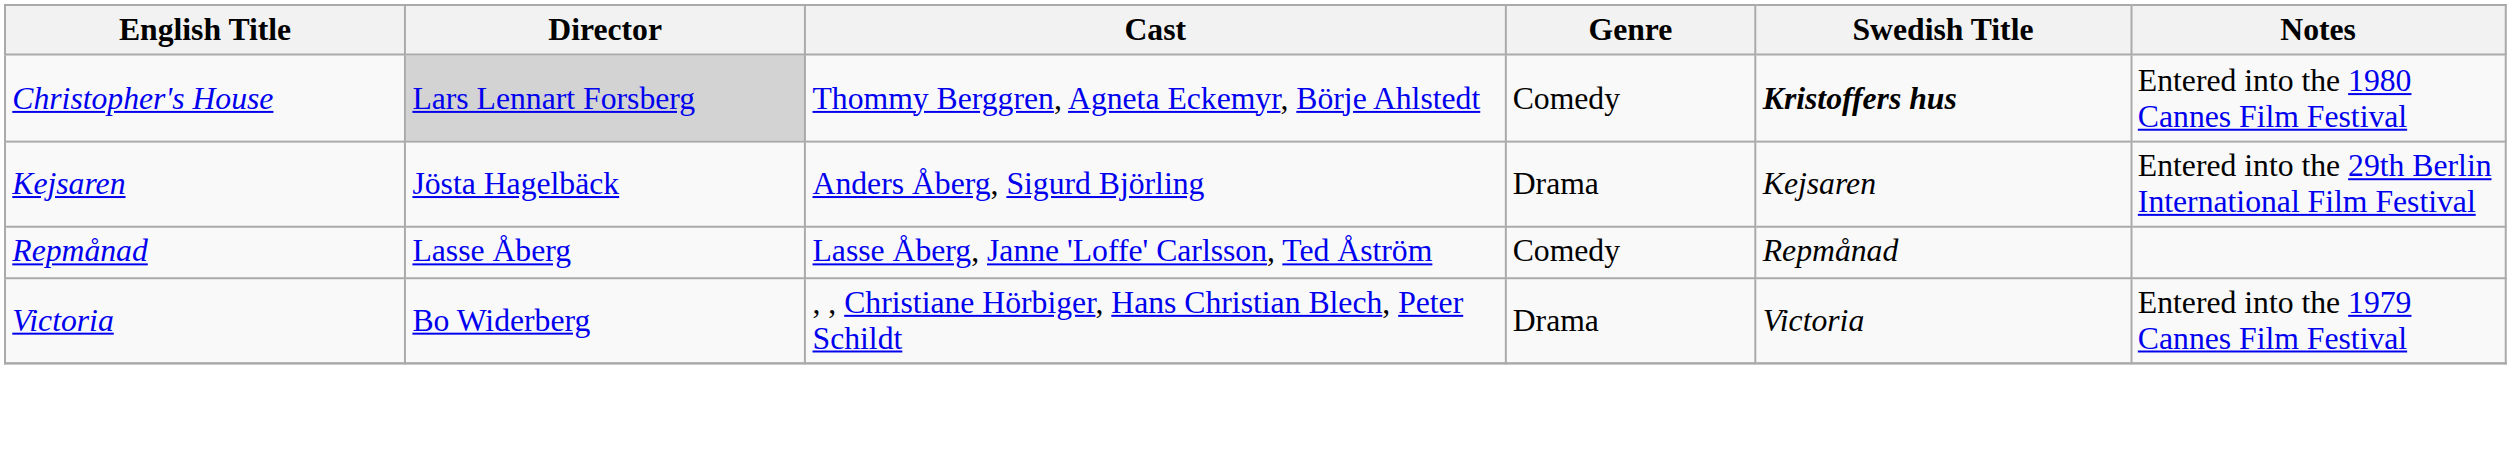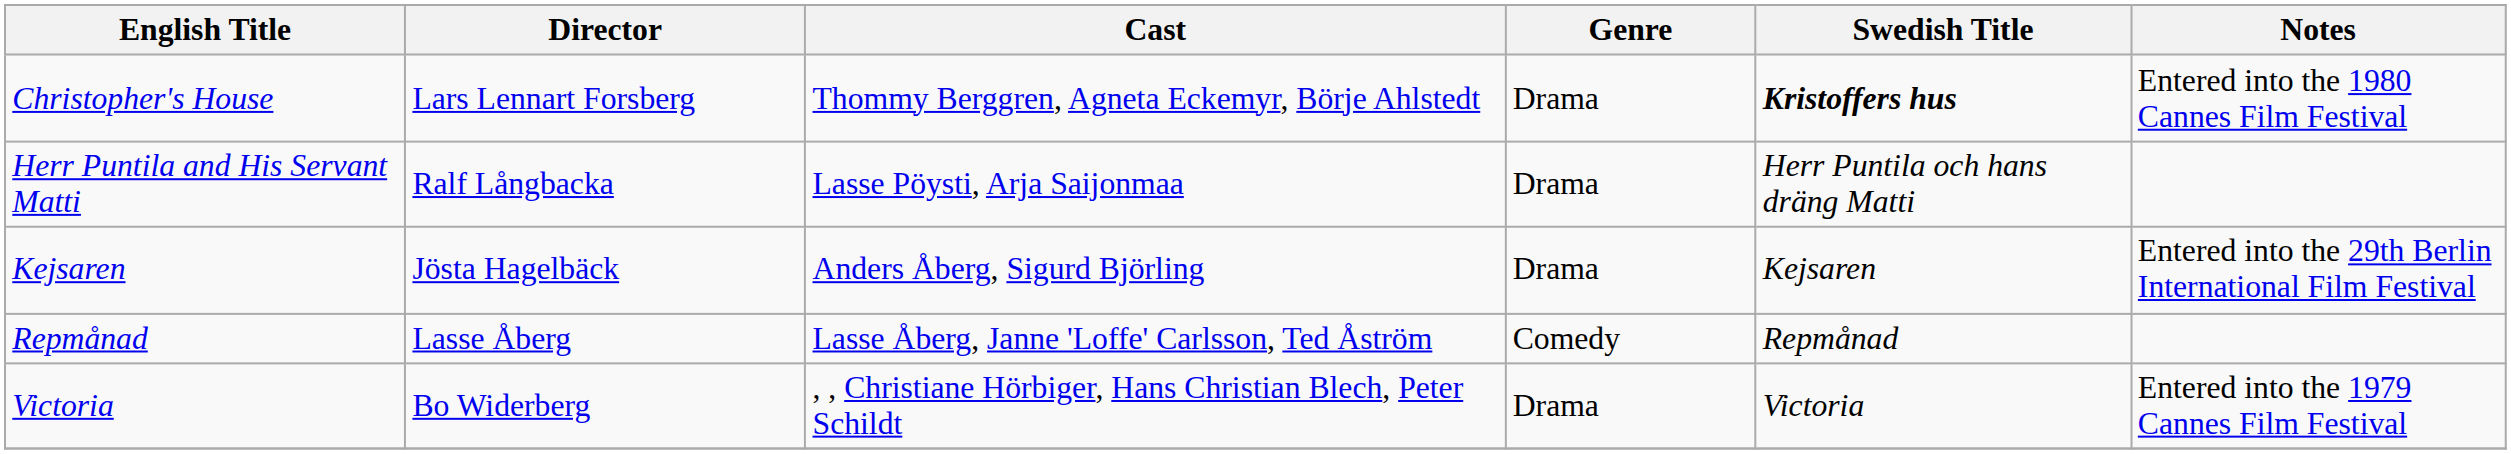(554, 97) lightgrey background -> (554, 97) no background
(1566, 97) Comedy -> (1556, 97) Drama
+ row: (200, 183)
